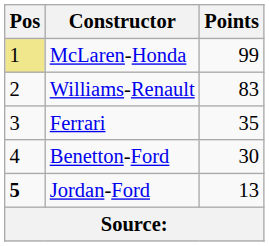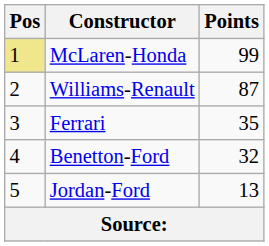(249, 89) 83 -> (249, 89) 87
(249, 156) 30 -> (249, 156) 32
(15, 190) bold -> (15, 190) normal
